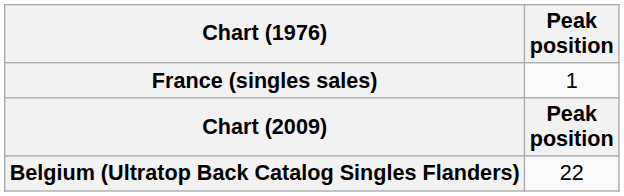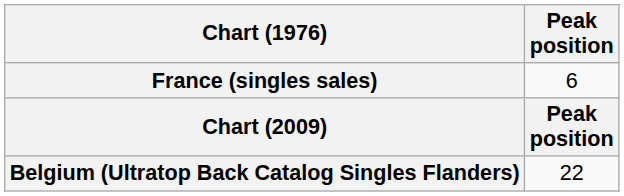(572, 80) 1 -> (572, 80) 6
